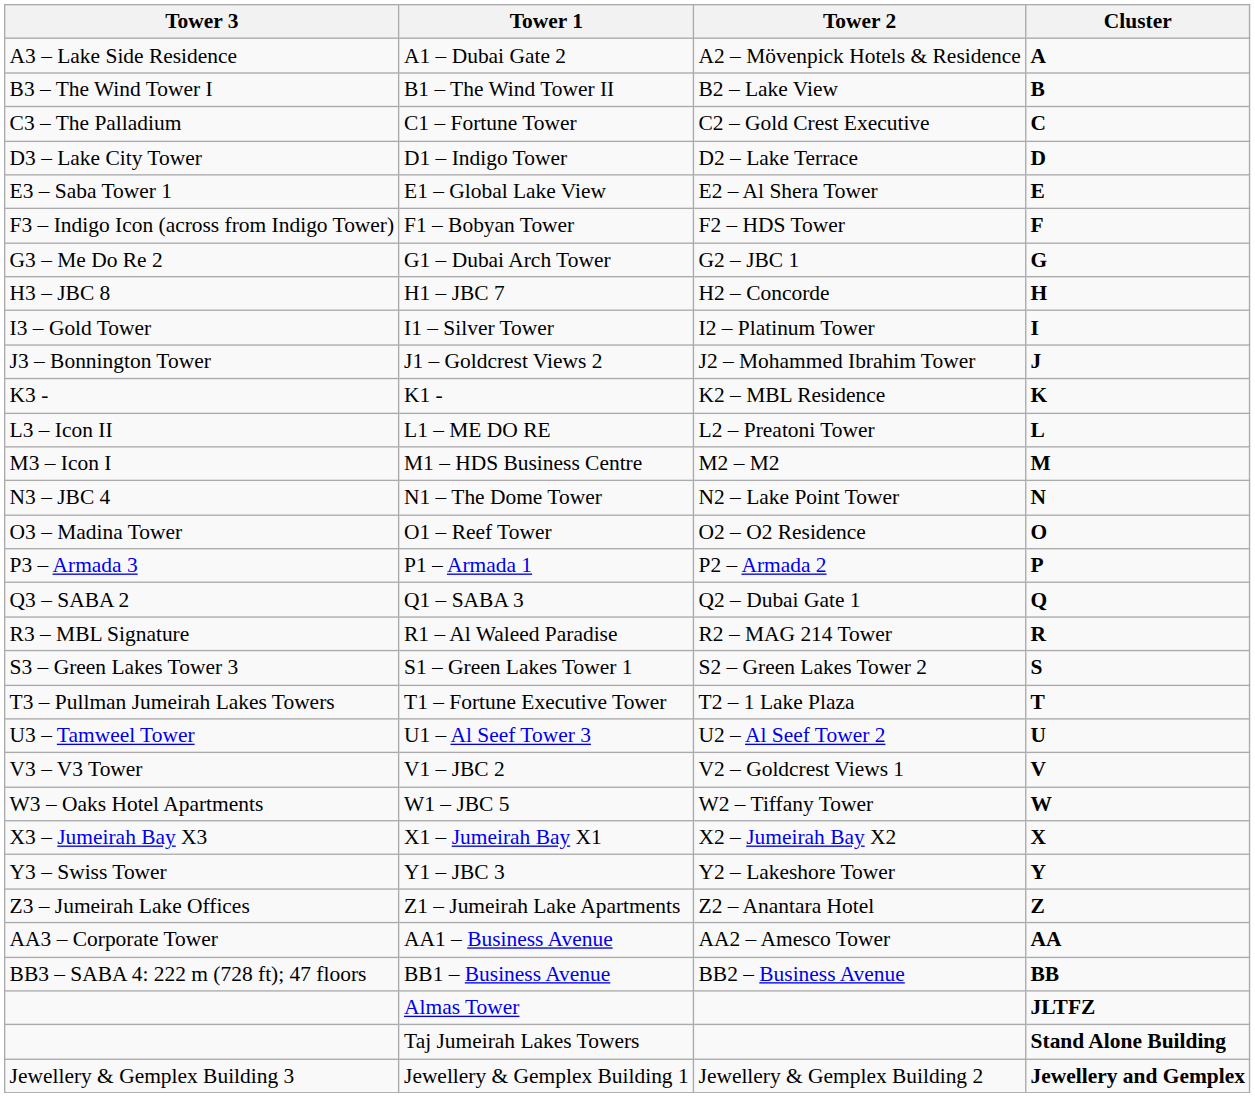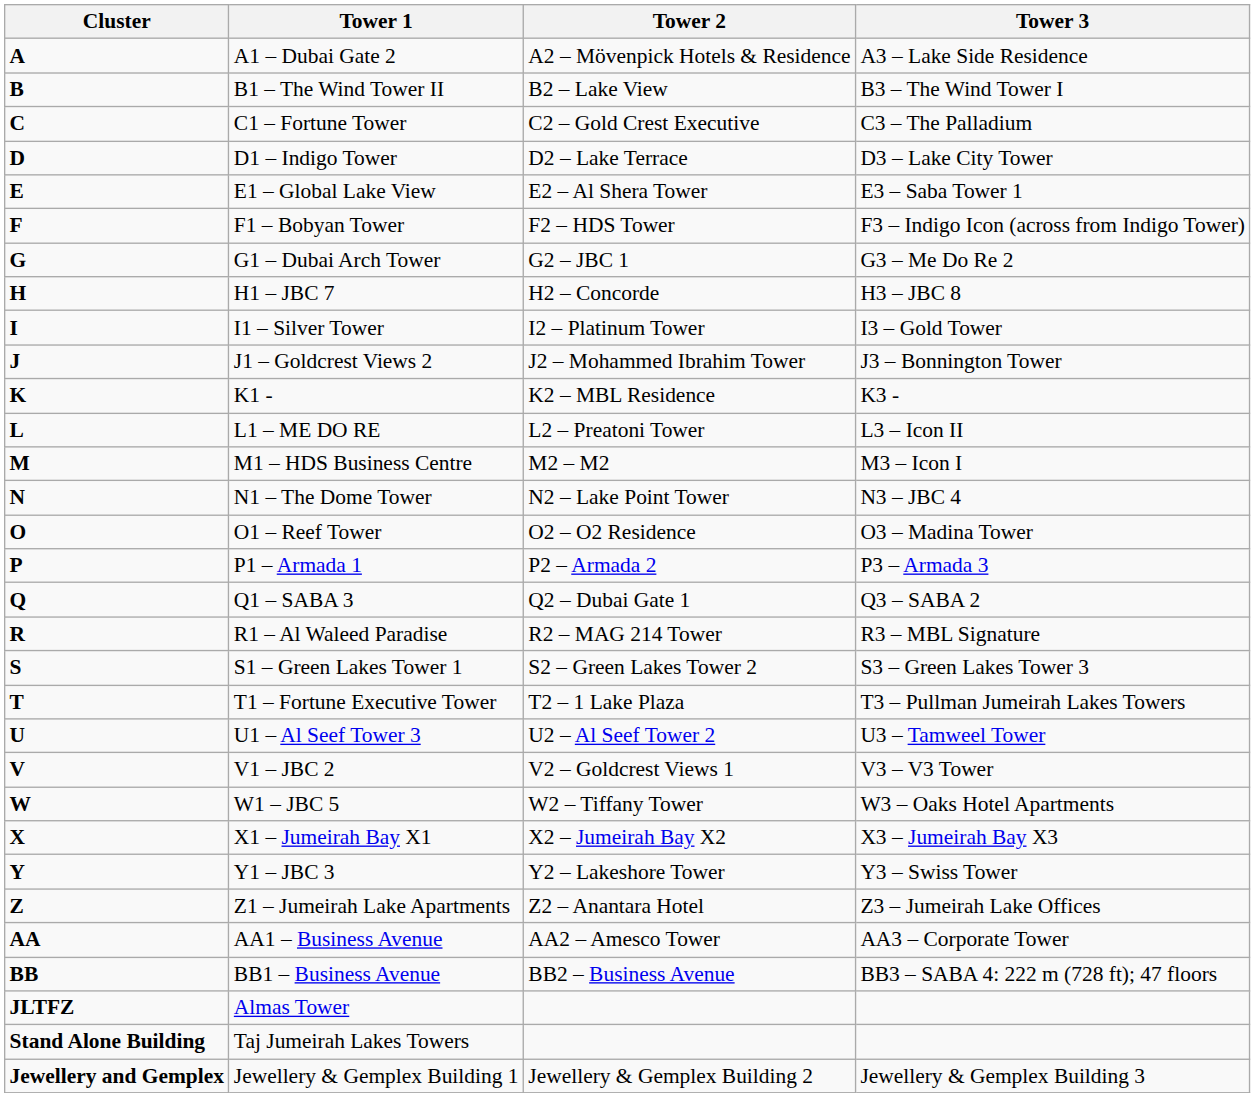columns swapped: (1138, 21) <-> (202, 21)
